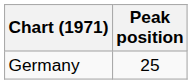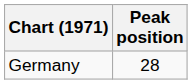(150, 65) 25 -> (150, 65) 28
